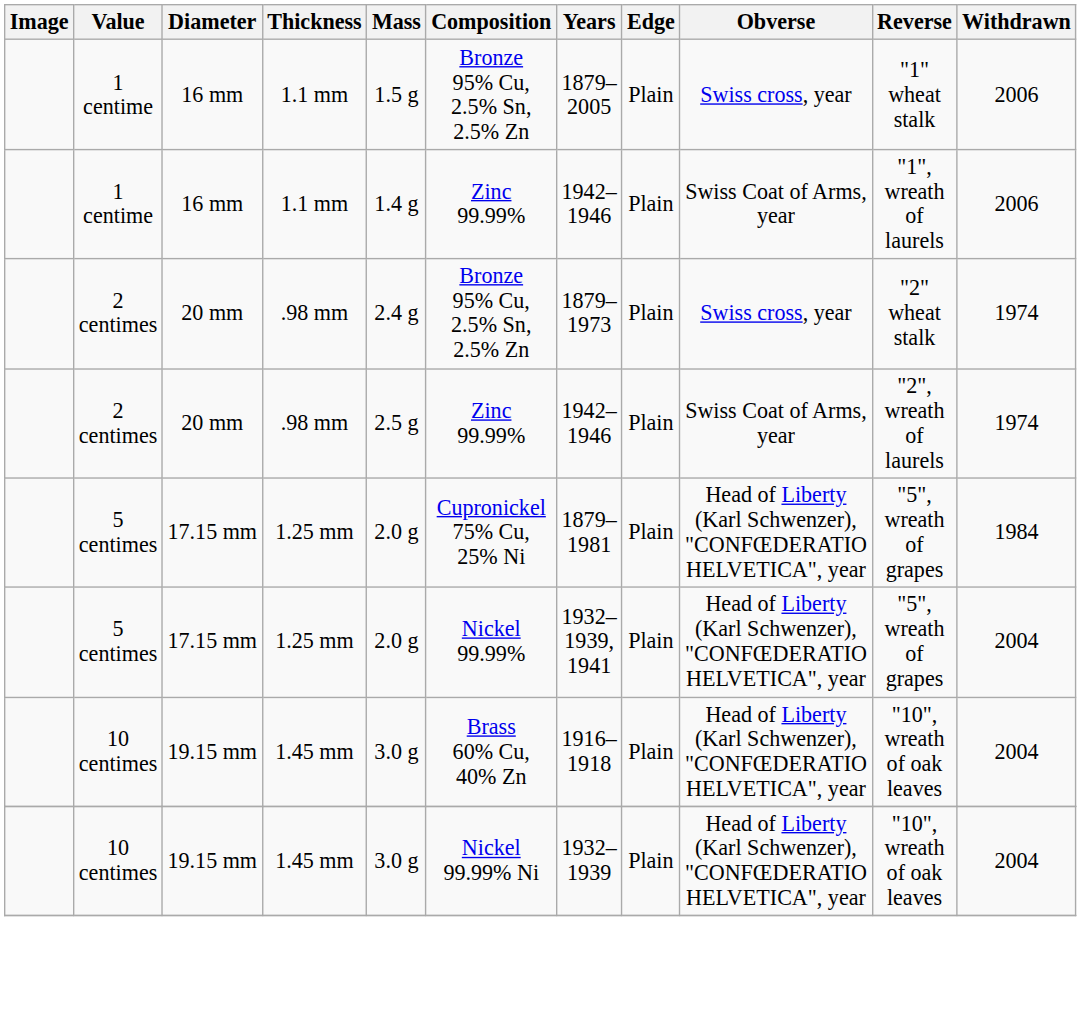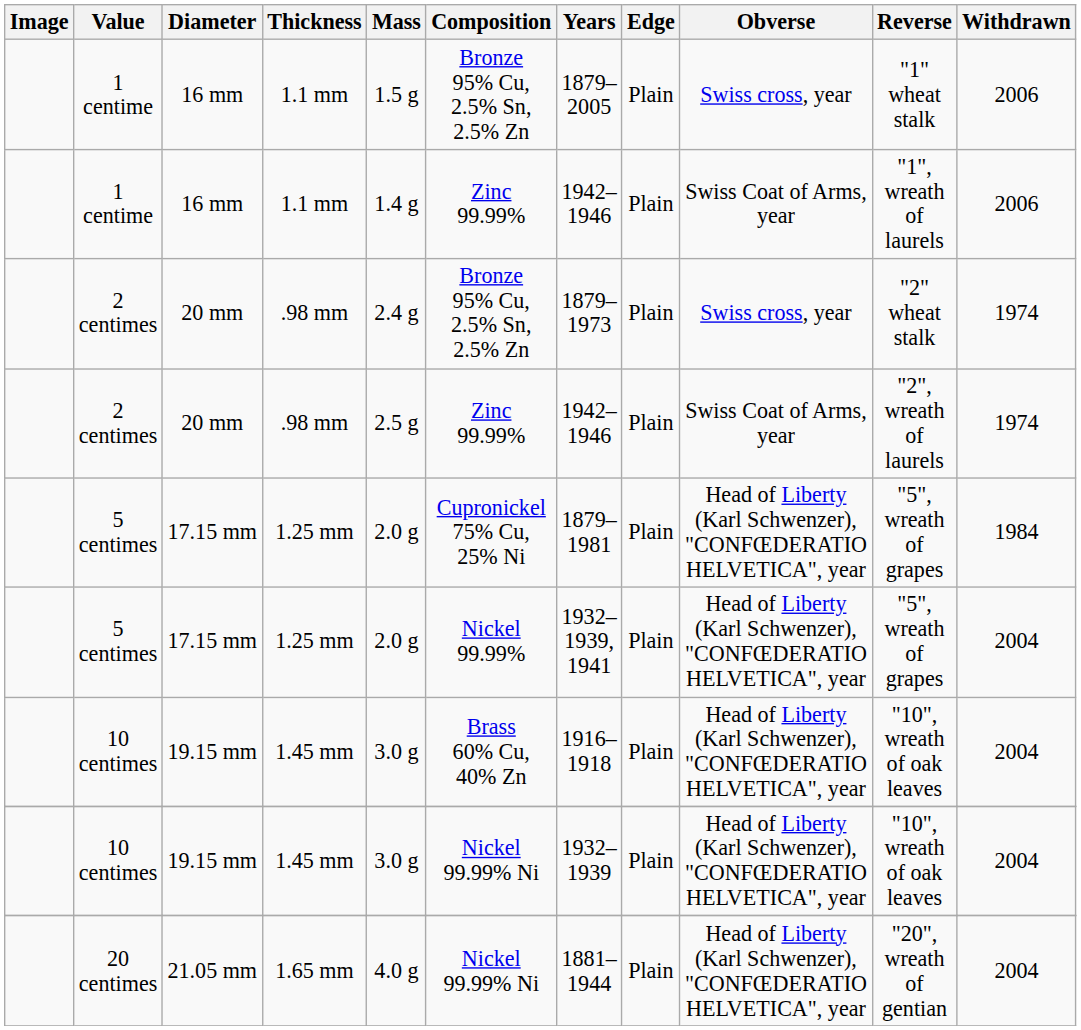+ row: (118, 970)
